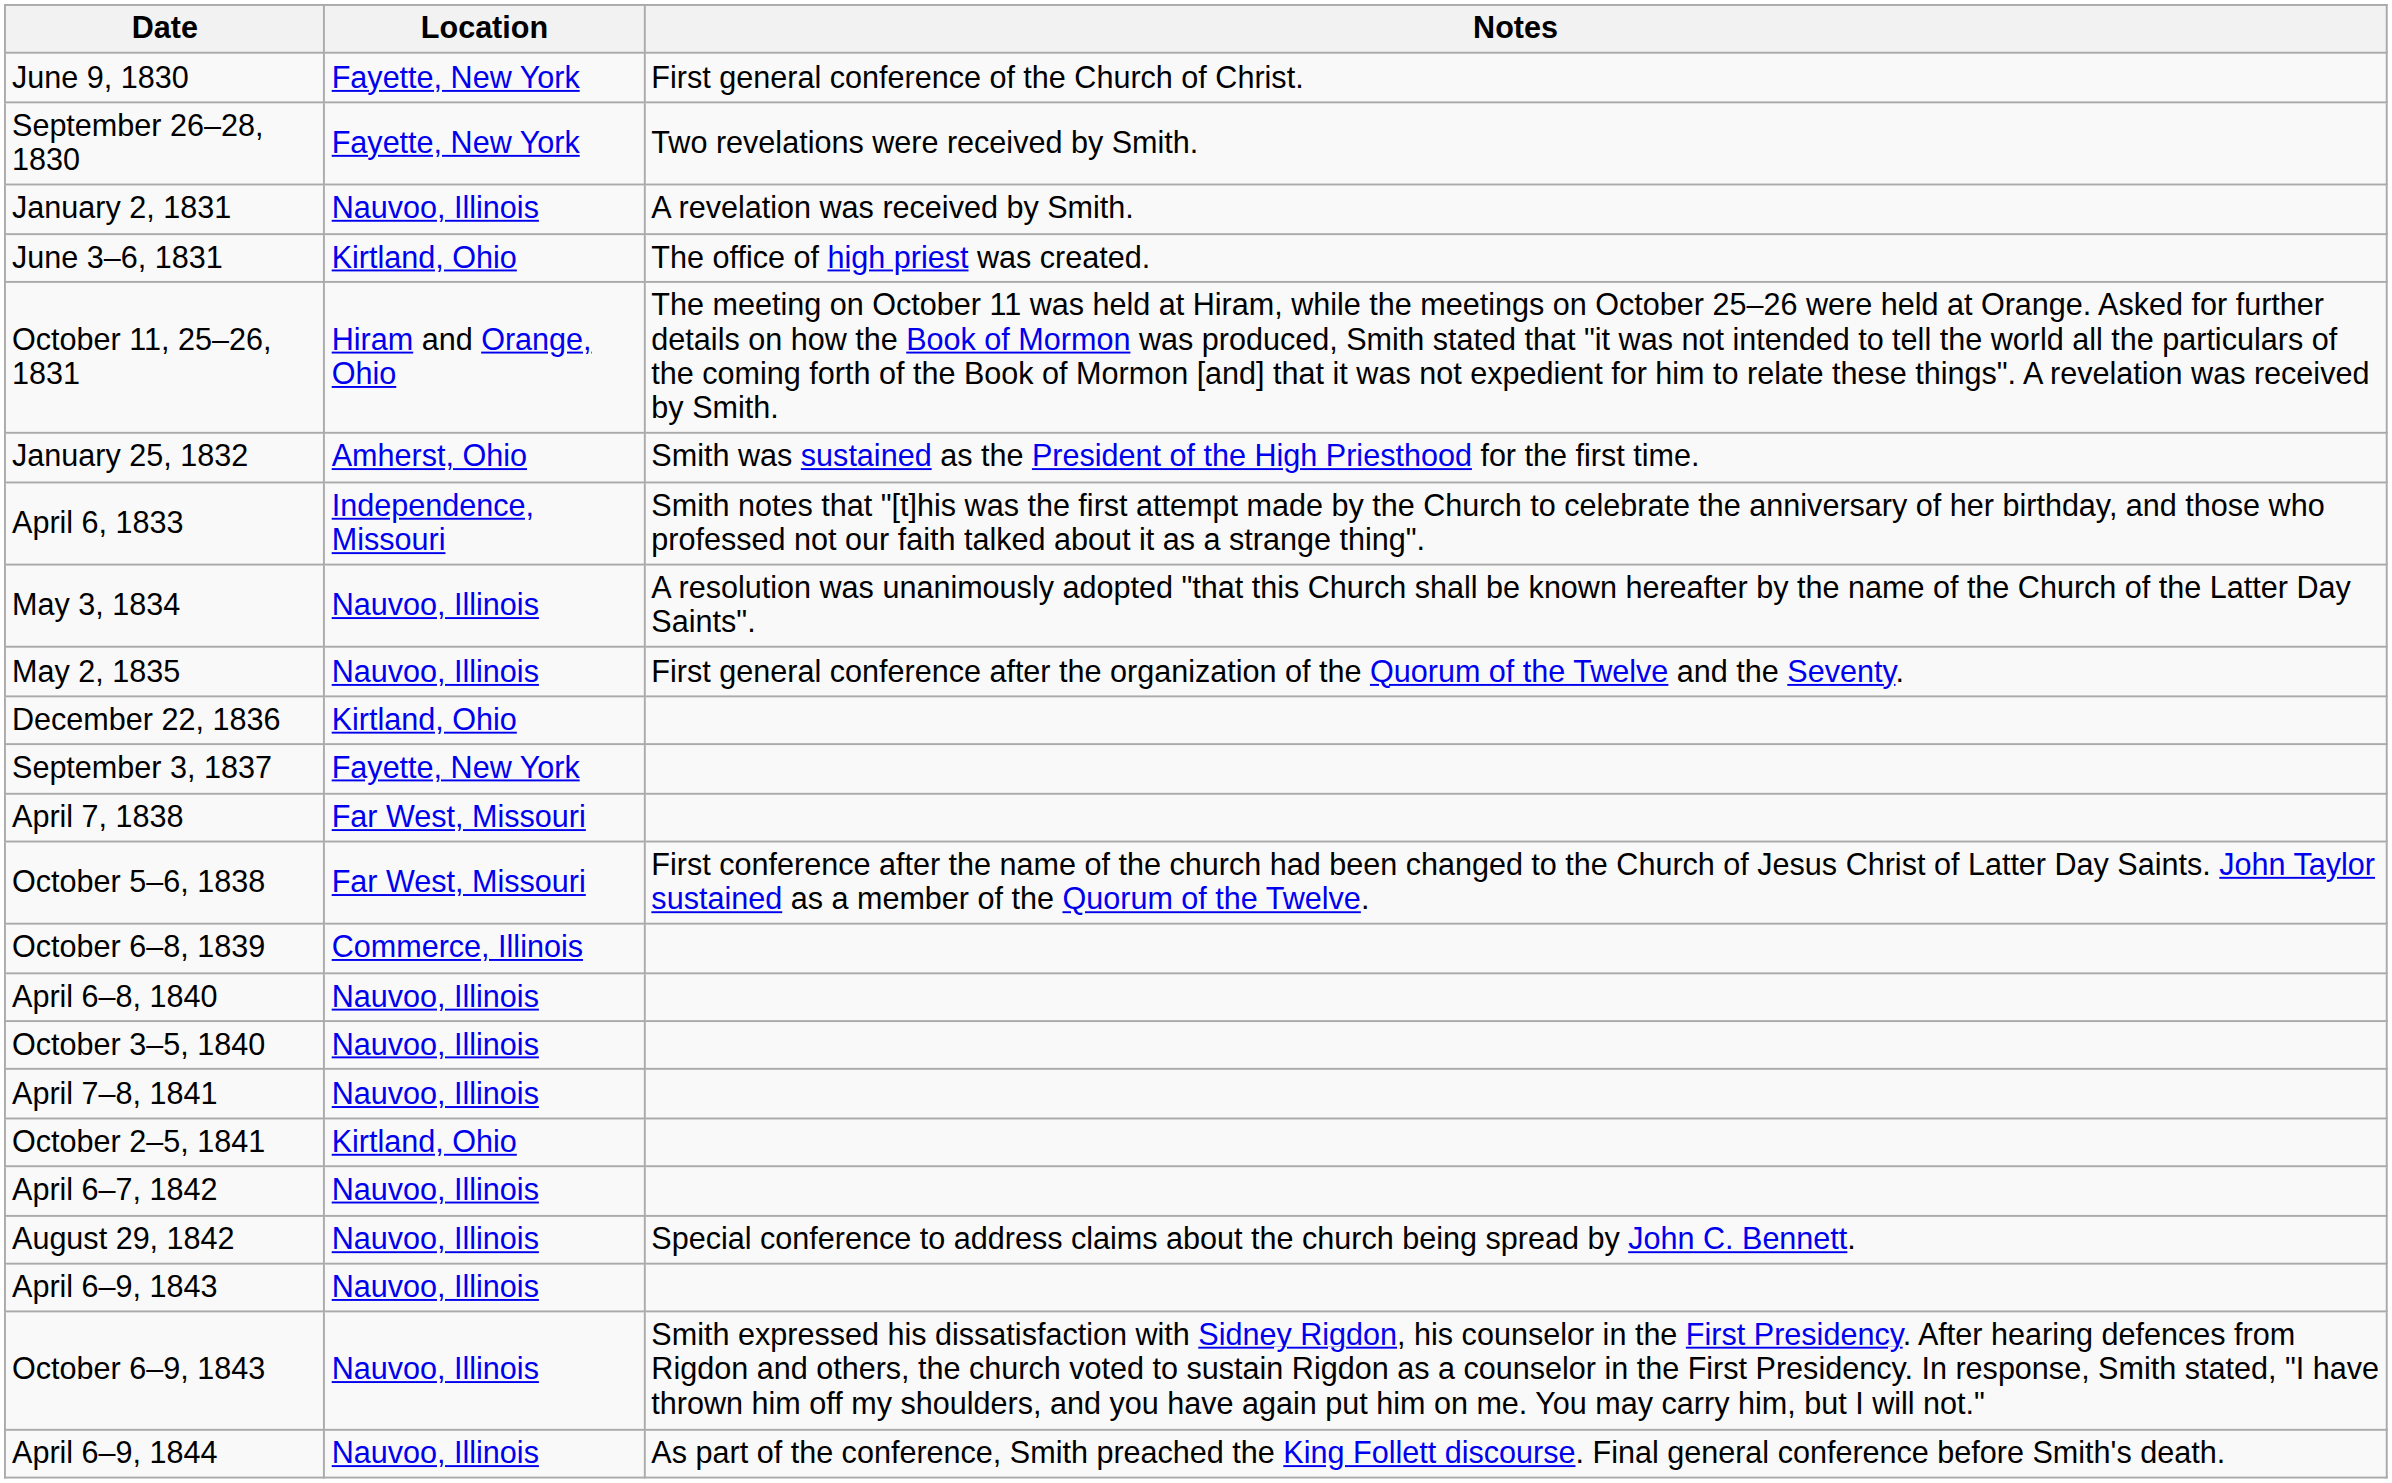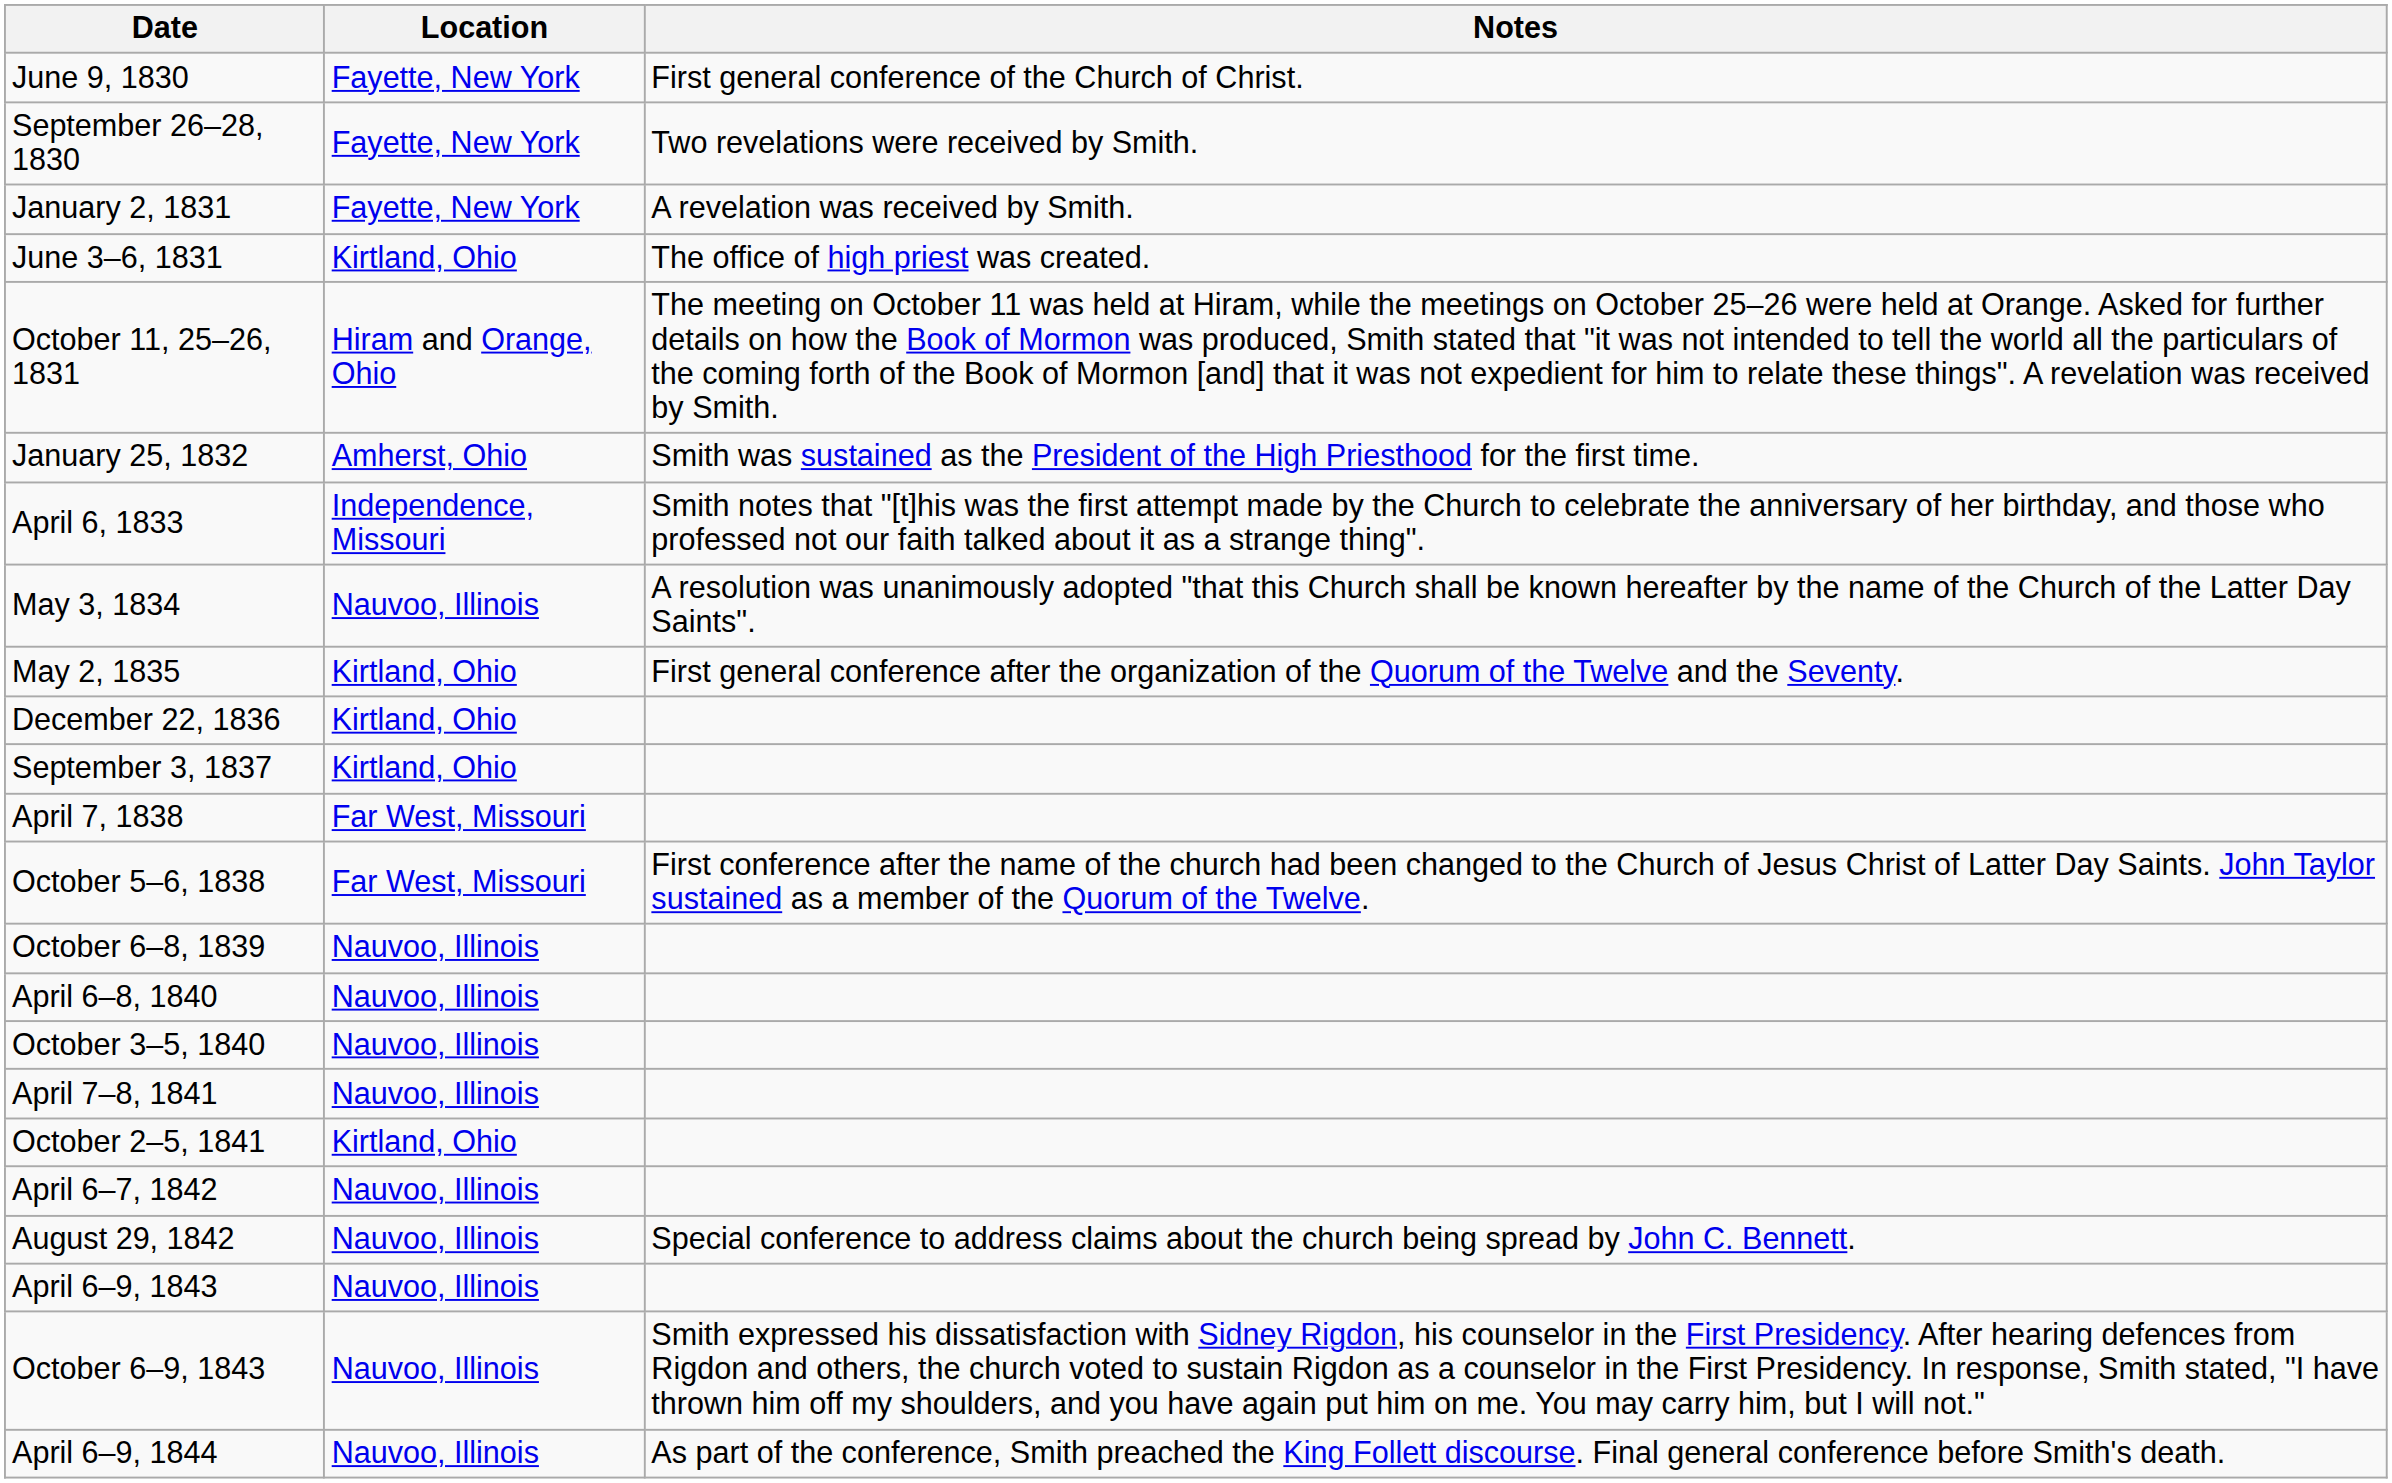(435, 208) Nauvoo, Illinois -> (456, 208) Fayette, New York
(435, 671) Nauvoo, Illinois -> (424, 671) Kirtland, Ohio
(456, 768) Fayette, New York -> (424, 768) Kirtland, Ohio
(457, 947) Commerce, Illinois -> (435, 947) Nauvoo, Illinois
